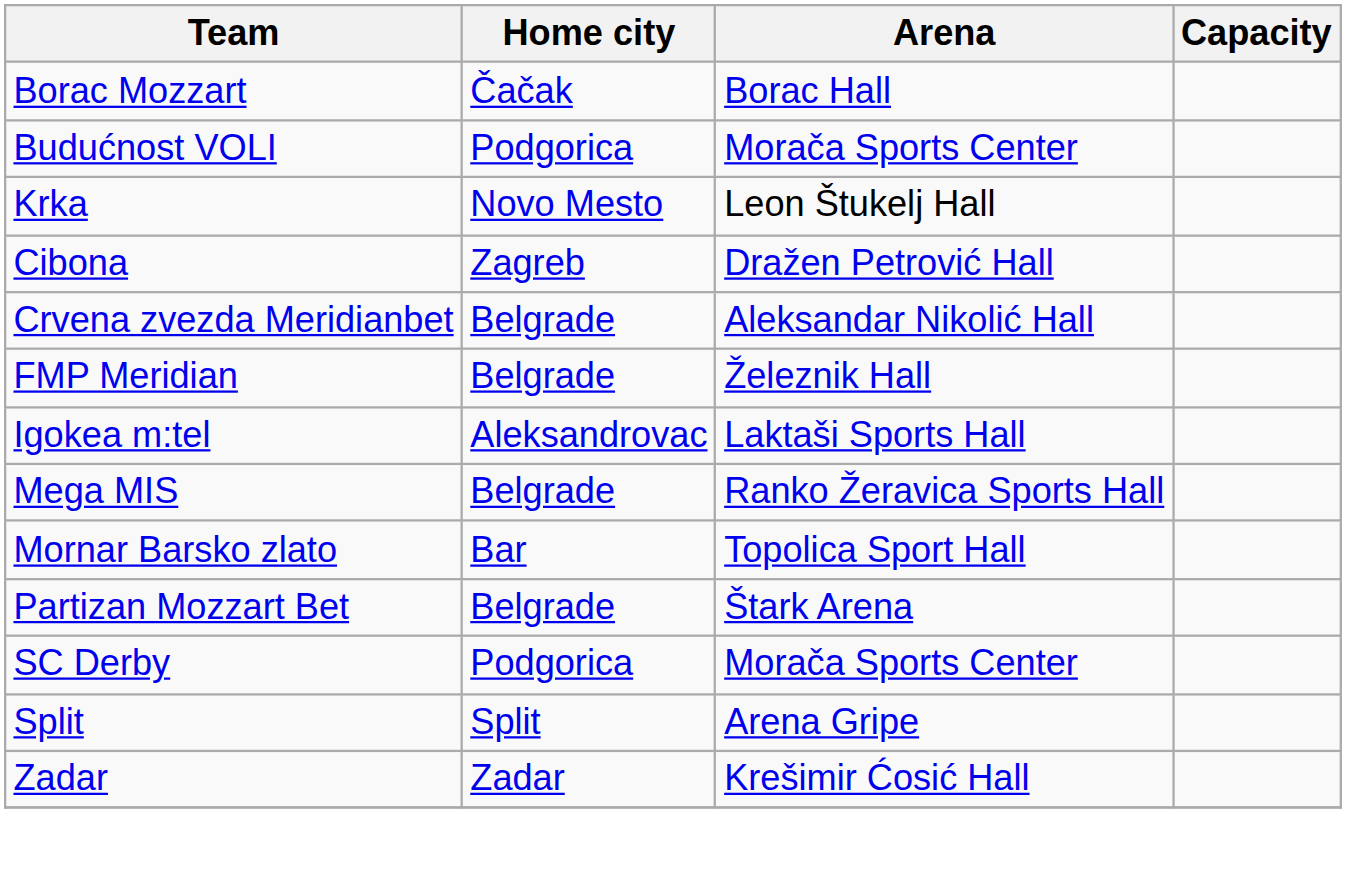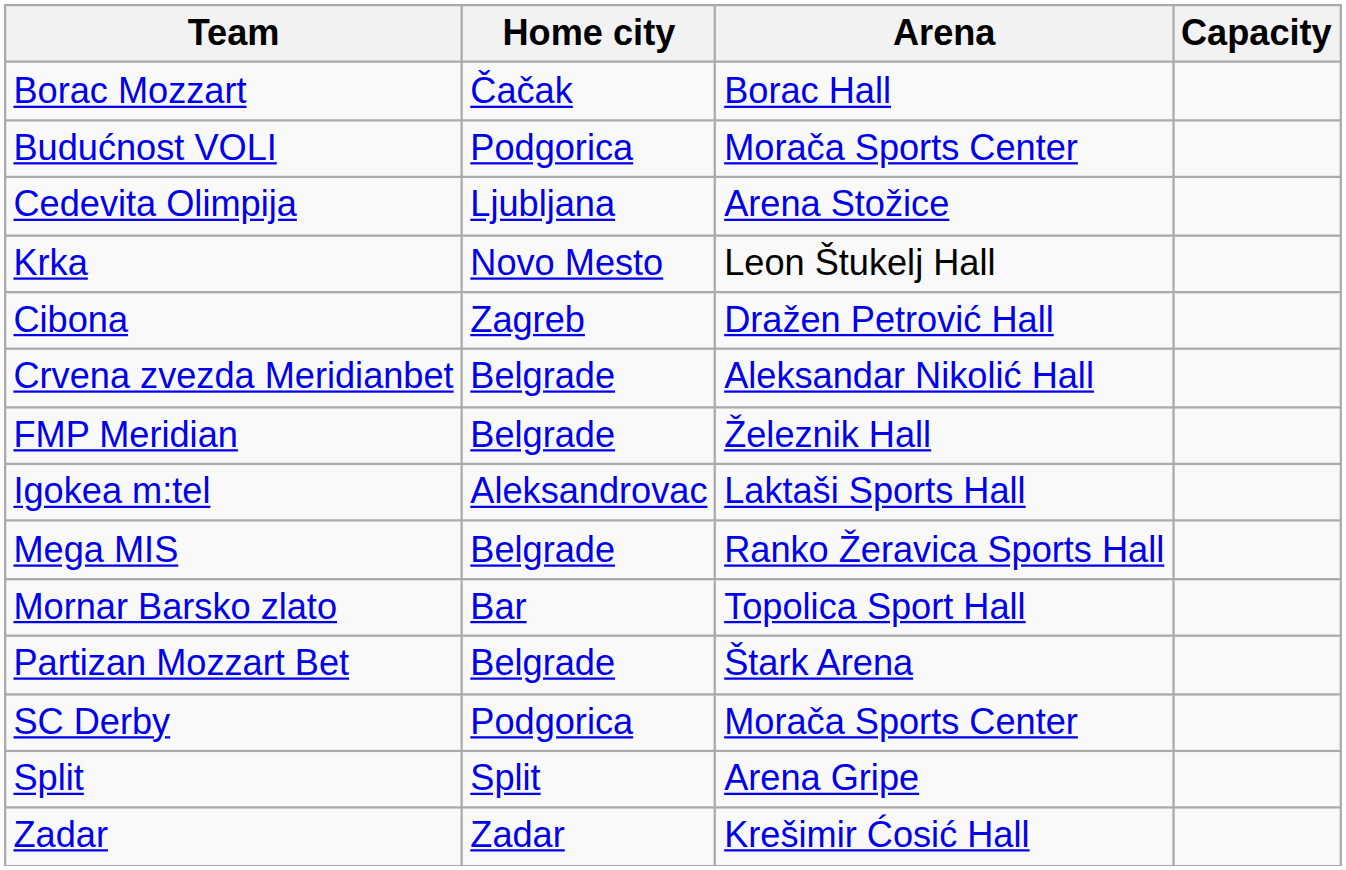+ row: (155, 205)
